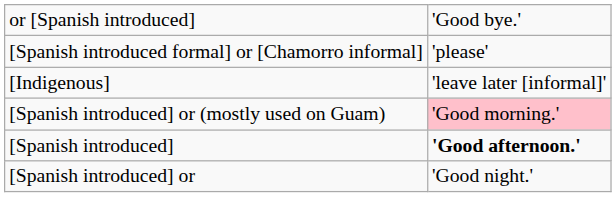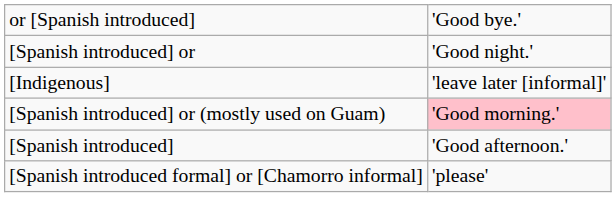rows swapped: (216, 51) <-> (102, 176)
(506, 144) bold -> (500, 144) normal
